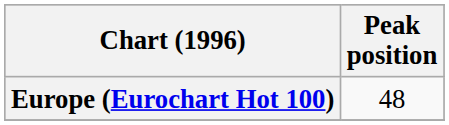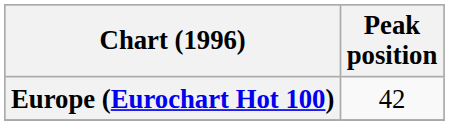(392, 98) 48 -> (392, 98) 42
